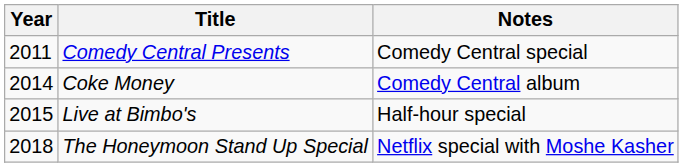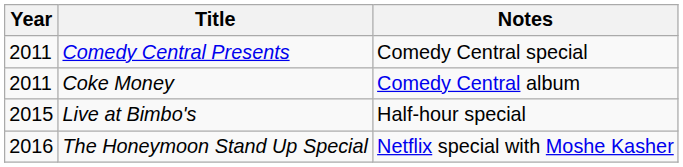(31, 83) 2014 -> (31, 83) 2011
(31, 146) 2018 -> (31, 146) 2016
